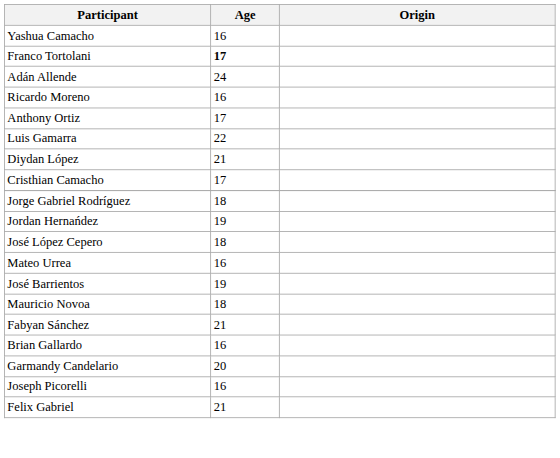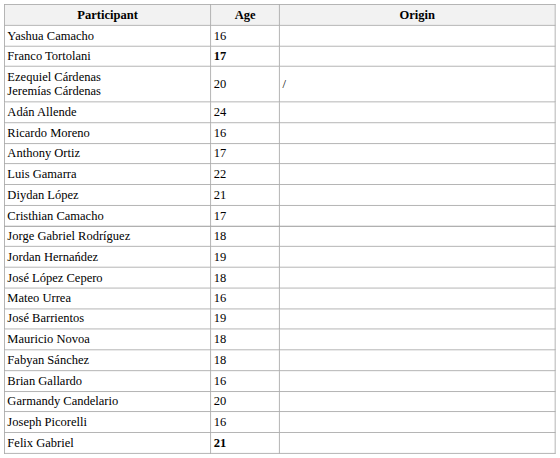+ row: (54, 84)
(220, 324) 21 -> (220, 360) 18
(220, 407) normal -> (220, 442) bold
